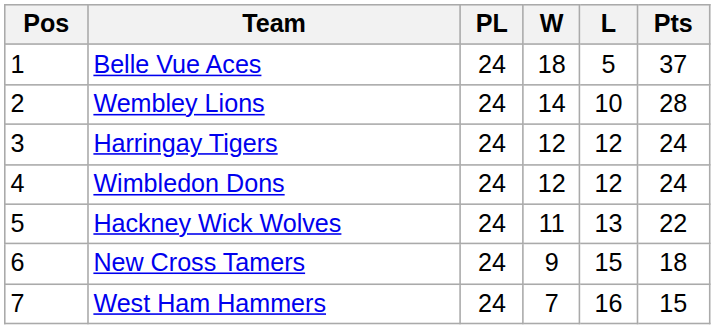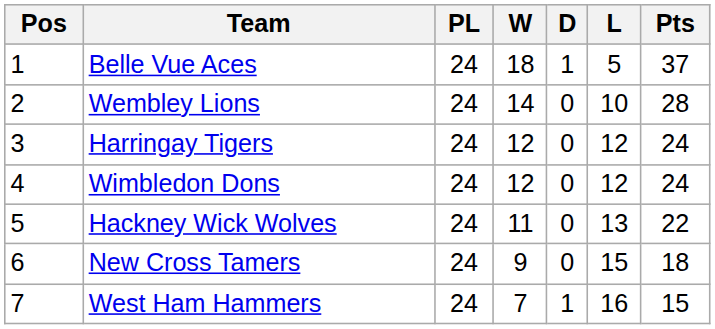+ column: (567, 24)
